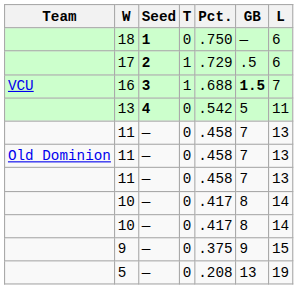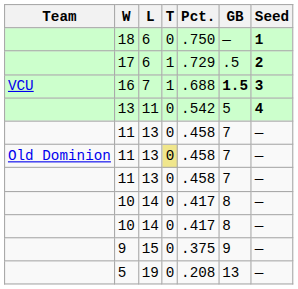columns swapped: (281, 16) <-> (159, 16)
(187, 156) no background -> (170, 156) khaki background
